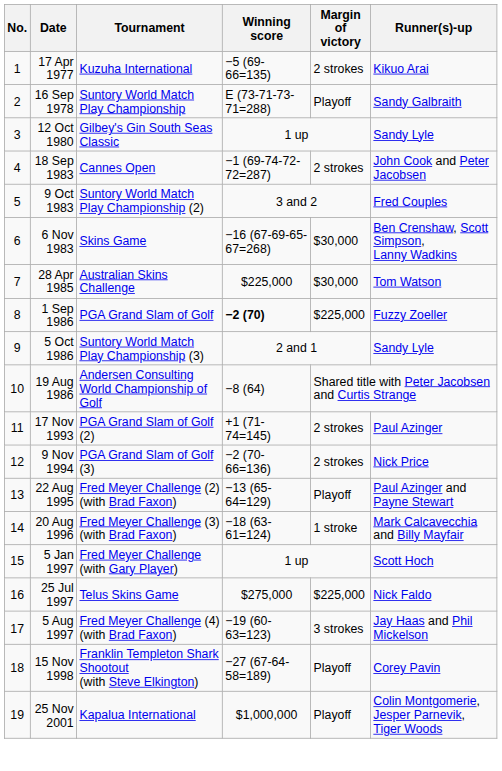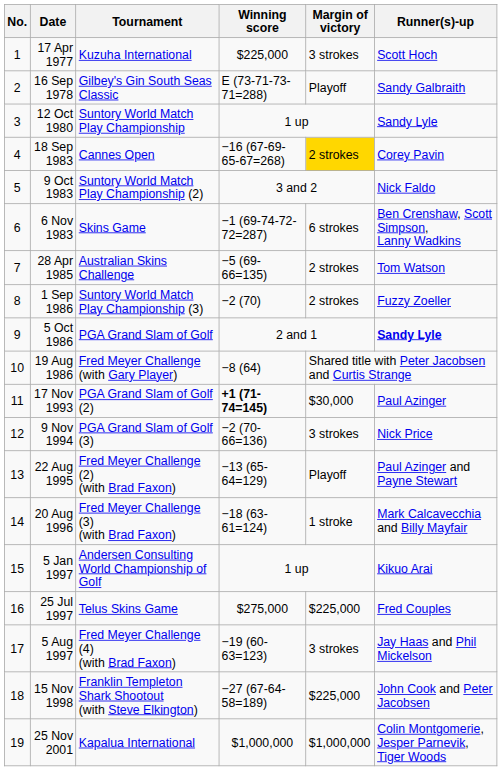(248, 68) −5 (69-66=135) -> (262, 54) $225,000
(339, 68) 2 strokes -> (334, 54) 3 strokes
(401, 68) Kikuo Arai -> (407, 54) Scott Hoch
(137, 102) Suntory World Match Play Championship -> (145, 88) Gilbey's Gin South Seas Classic
(146, 135) Gilbey's Gin South Seas Classic -> (136, 121) Suntory World Match Play Championship
(263, 168) −1 (69-74-72-72=287) -> (254, 154) −16 (67-69-65-67=268)
(339, 168) no background -> (334, 154) gold background
(431, 168) John Cook and Peter Jacobsen -> (411, 154) Corey Pavin
(410, 201) Fred Couples -> (406, 188) Nick Faldo
(266, 241) −16 (67-69-65-67=268) -> (259, 228) −1 (69-74-72-72=287)
(336, 241) $30,000 -> (334, 228) 6 strokes
(267, 282) $225,000 -> (244, 268) −5 (69-66=135)
(336, 282) $30,000 -> (334, 268) 2 strokes
(146, 315) PGA Grand Slam of Golf -> (141, 301) Suntory World Match Play Championship (3)
(245, 315) bold -> (241, 301) normal
(339, 315) $225,000 -> (334, 301) 2 strokes
(142, 348) Suntory World Match Play Championship (3) -> (146, 334) PGA Grand Slam of Golf
(404, 348) normal -> (409, 334) bold
(143, 388) Andersen Consulting World Championship of Golf -> (140, 368) Fred Meyer Challenge (with Gary Player)
(248, 428) normal -> (244, 401) bold
(339, 428) 2 strokes -> (331, 401) $30,000
(339, 462) 2 strokes -> (334, 434) 3 strokes
(140, 561) Fred Meyer Challenge (with Gary Player) -> (143, 568) Andersen Consulting World Championship of Golf
(403, 561) Scott Hoch -> (405, 568) Kikuo Arai
(402, 595) Nick Faldo -> (414, 608) Fred Couples
(332, 668) Playoff -> (335, 696) $225,000
(407, 668) Corey Pavin -> (435, 696) John Cook and Peter Jacobsen
(332, 715) Playoff -> (340, 743) $1,000,000
